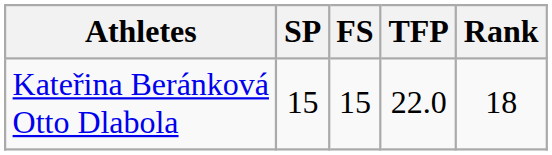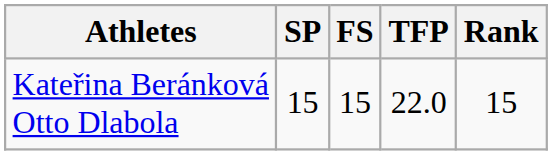(501, 102) 18 -> (501, 102) 15
